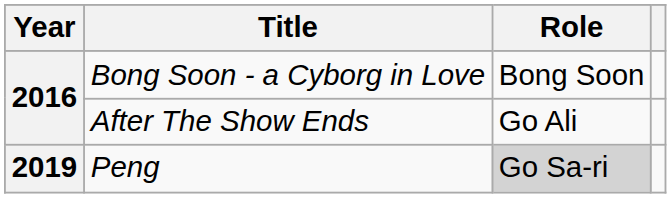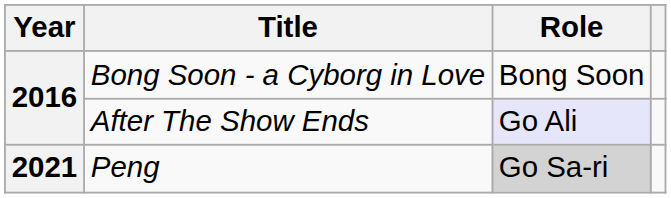(538, 121) no background -> (538, 121) lavender background
(44, 167) 2019 -> (44, 167) 2021
